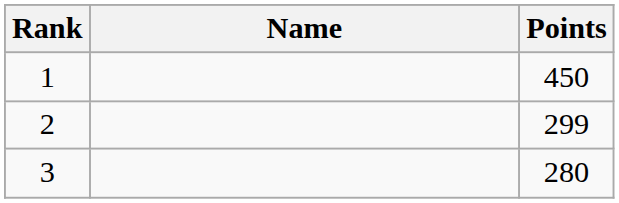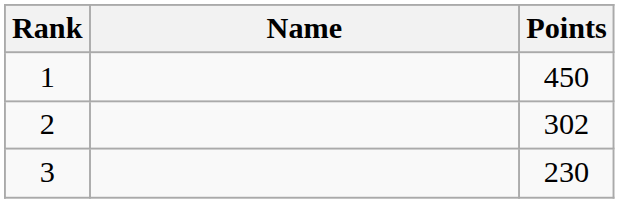(567, 124) 299 -> (567, 124) 302
(567, 172) 280 -> (567, 172) 230
